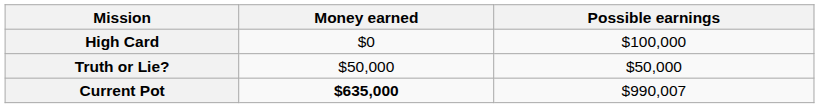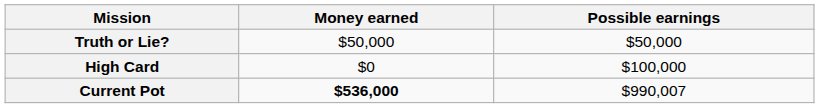rows swapped: (122, 42) <-> (122, 66)
(366, 91) $635,000 -> (366, 91) $536,000
